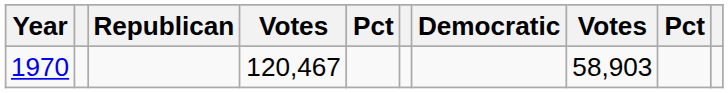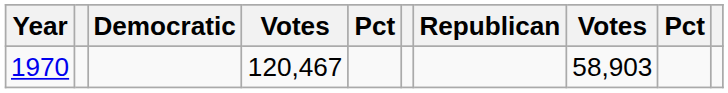columns swapped: (164, 26) <-> (489, 26)
